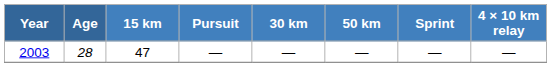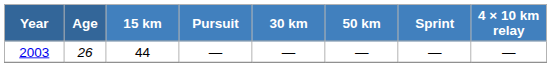(85, 52) 28 -> (85, 52) 26
(143, 52) 47 -> (143, 52) 44
